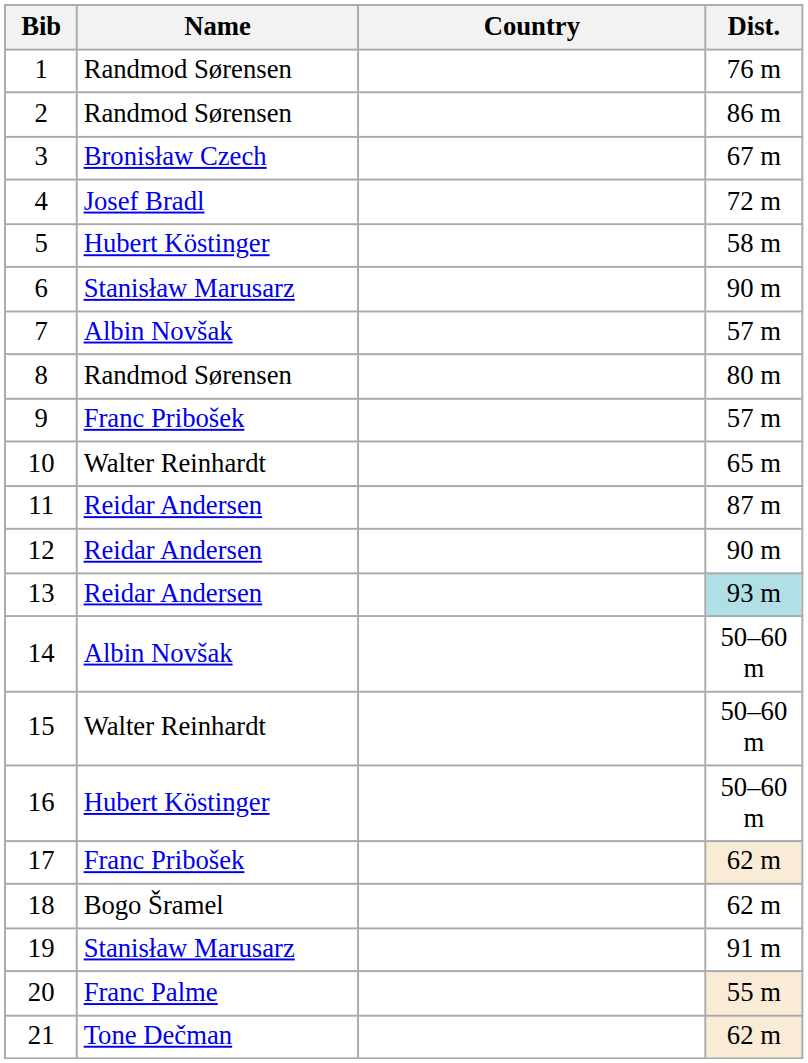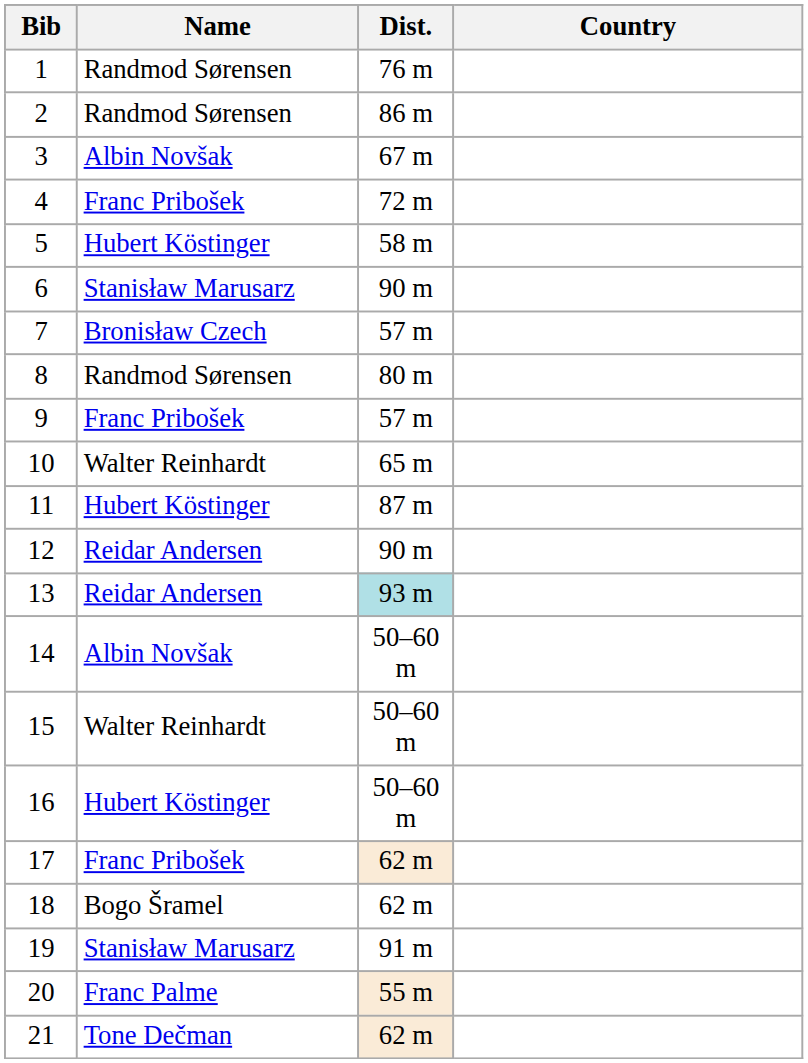columns swapped: (532, 26) <-> (754, 26)
(175, 157) Bronisław Czech -> (158, 157) Albin Novšak
(144, 200) Josef Bradl -> (164, 200) Franc Pribošek
(158, 331) Albin Novšak -> (175, 331) Bronisław Czech
(173, 506) Reidar Andersen -> (177, 506) Hubert Köstinger
